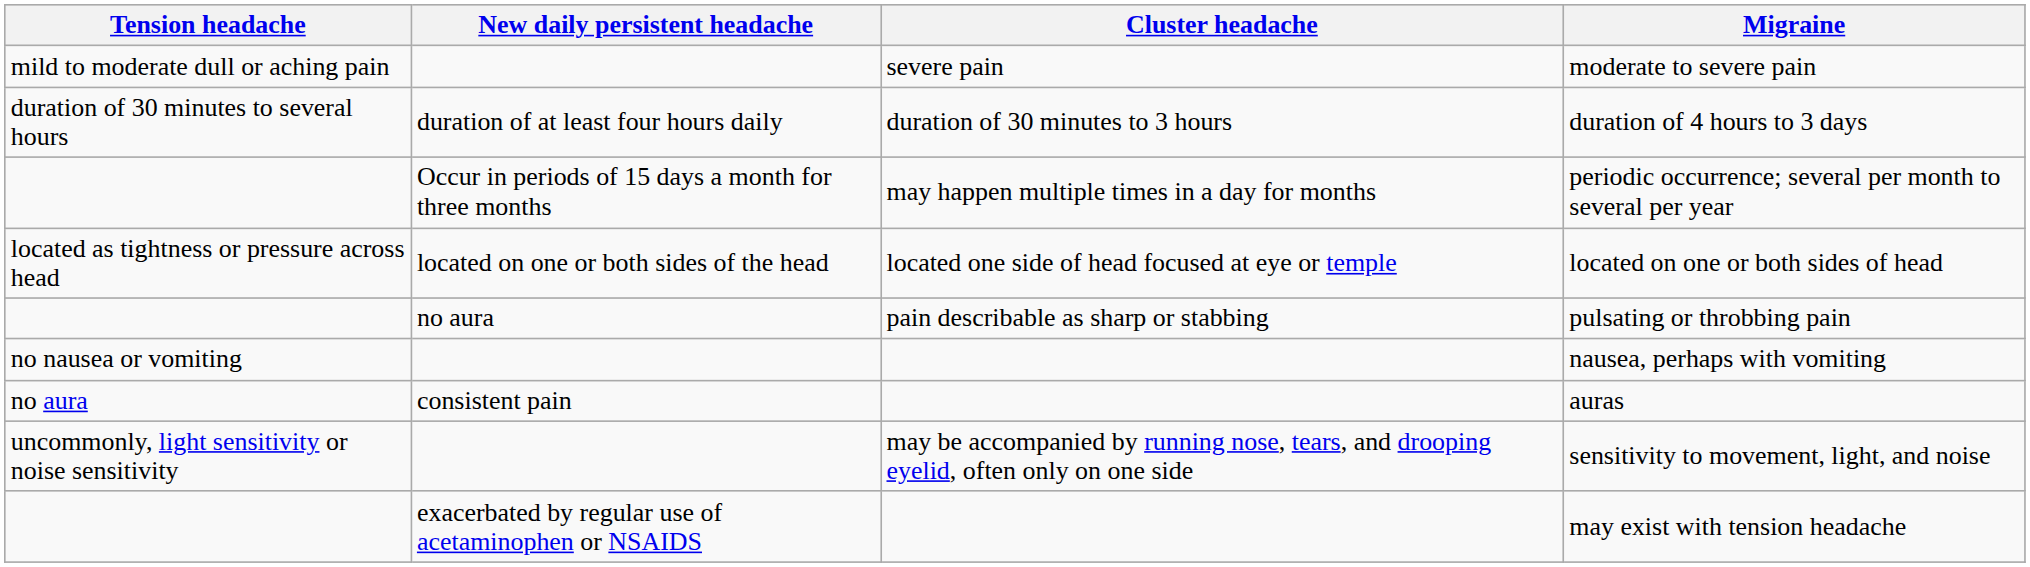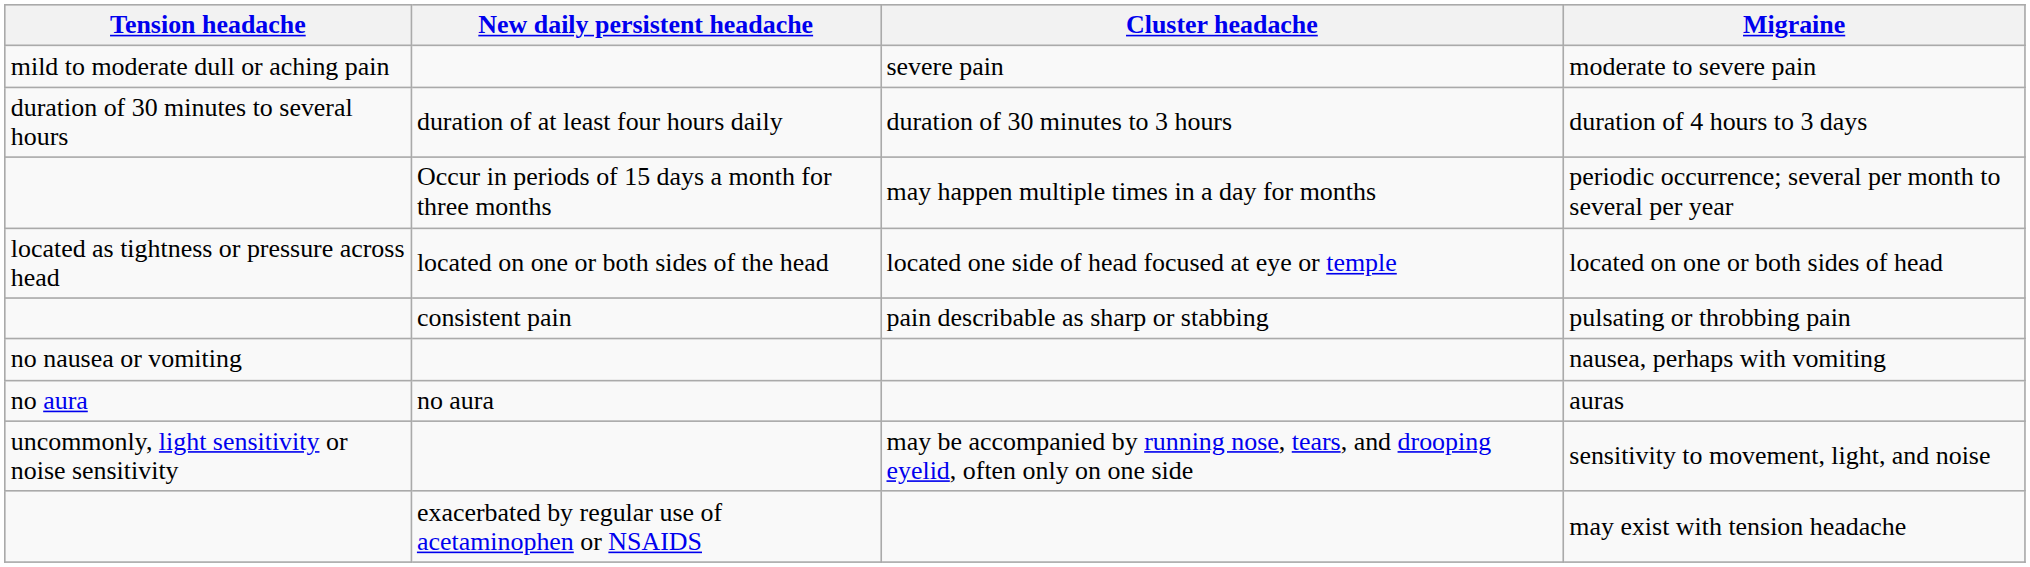(455, 318) no aura -> (494, 318) consistent pain
(494, 400) consistent pain -> (455, 400) no aura
